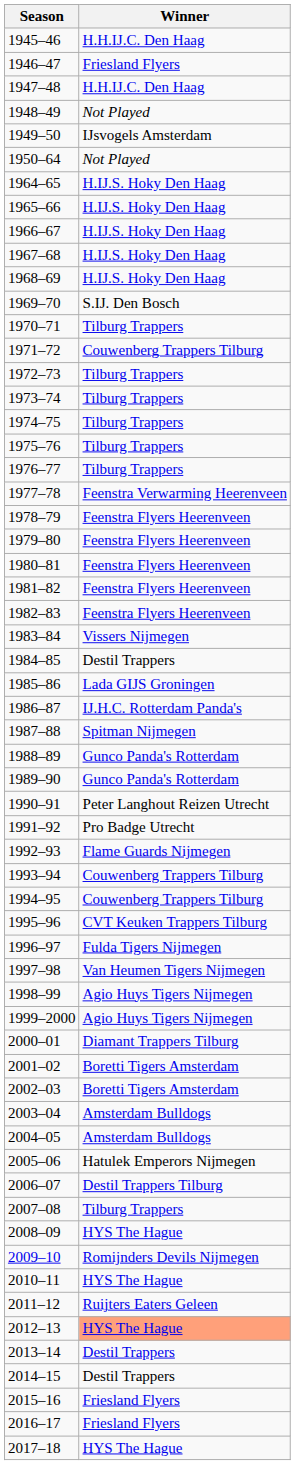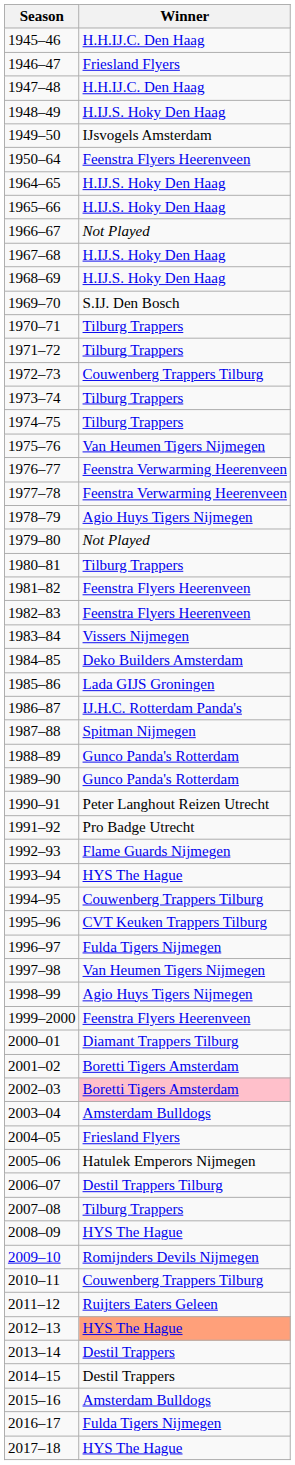(116, 111) Not Played -> (154, 111) H.IJ.S. Hoky Den Haag
(116, 159) Not Played -> (166, 159) Feenstra Flyers Heerenveen
(154, 231) H.IJ.S. Hoky Den Haag -> (116, 231) Not Played
(173, 350) Couwenberg Trappers Tilburg -> (133, 350) Tilburg Trappers
(133, 374) Tilburg Trappers -> (173, 374) Couwenberg Trappers Tilburg
(133, 445) Tilburg Trappers -> (174, 445) Van Heumen Tigers Nijmegen
(133, 469) Tilburg Trappers -> (185, 469) Feenstra Verwarming Heerenveen
(166, 517) Feenstra Flyers Heerenveen -> (168, 517) Agio Huys Tigers Nijmegen
(166, 541) Feenstra Flyers Heerenveen -> (116, 541) Not Played
(166, 565) Feenstra Flyers Heerenveen -> (133, 565) Tilburg Trappers
(129, 660) Destil Trappers -> (163, 660) Deko Builders Amsterdam
(173, 875) Couwenberg Trappers Tilburg -> (133, 875) HYS The Hague
(168, 1018) Agio Huys Tigers Nijmegen -> (166, 1018) Feenstra Flyers Heerenveen
(161, 1089) no background -> (161, 1089) pink background
(147, 1137) Amsterdam Bulldogs -> (131, 1137) Friesland Flyers
(133, 1280) HYS The Hague -> (173, 1280) Couwenberg Trappers Tilburg
(131, 1399) Friesland Flyers -> (147, 1399) Amsterdam Bulldogs
(131, 1423) Friesland Flyers -> (152, 1423) Fulda Tigers Nijmegen
